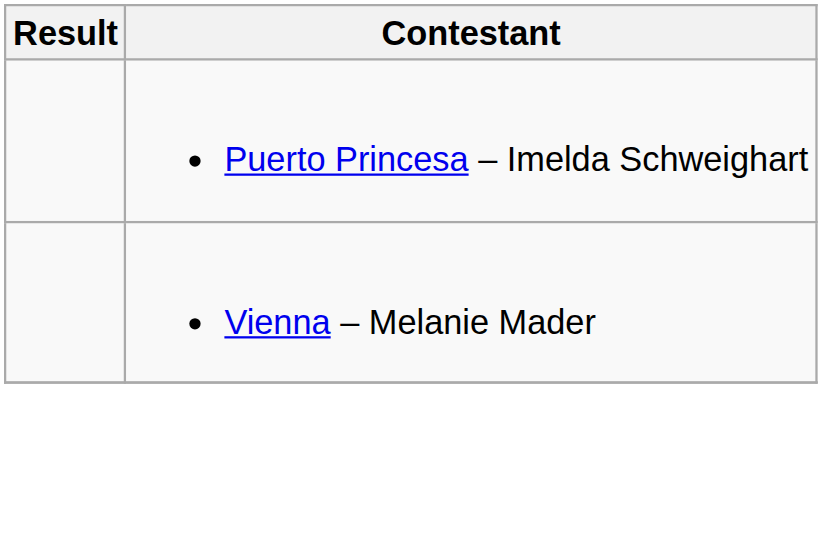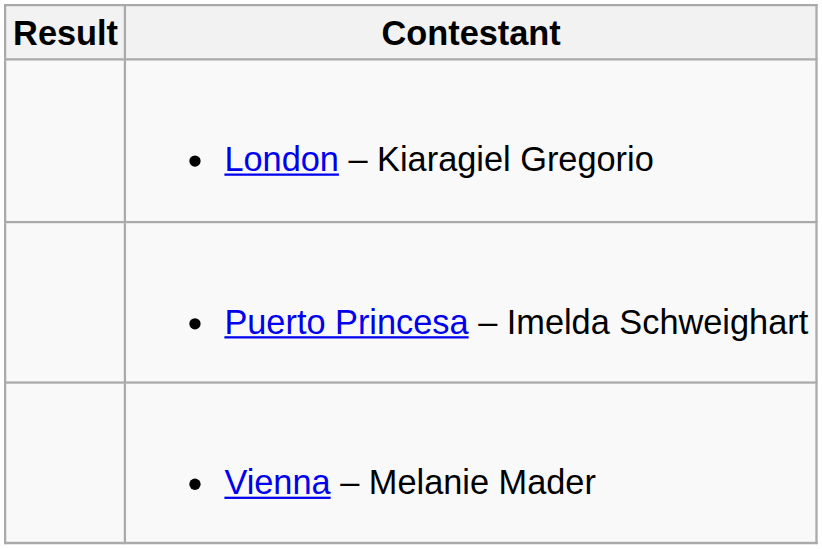+ row: (471, 160)
